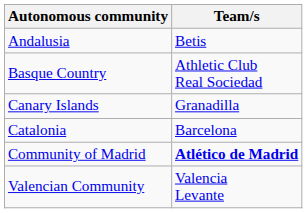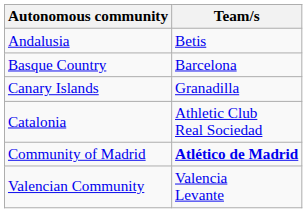(219, 73) Athletic Club Real Sociedad -> (206, 64) Barcelona
(206, 130) Barcelona -> (219, 121) Athletic Club Real Sociedad
